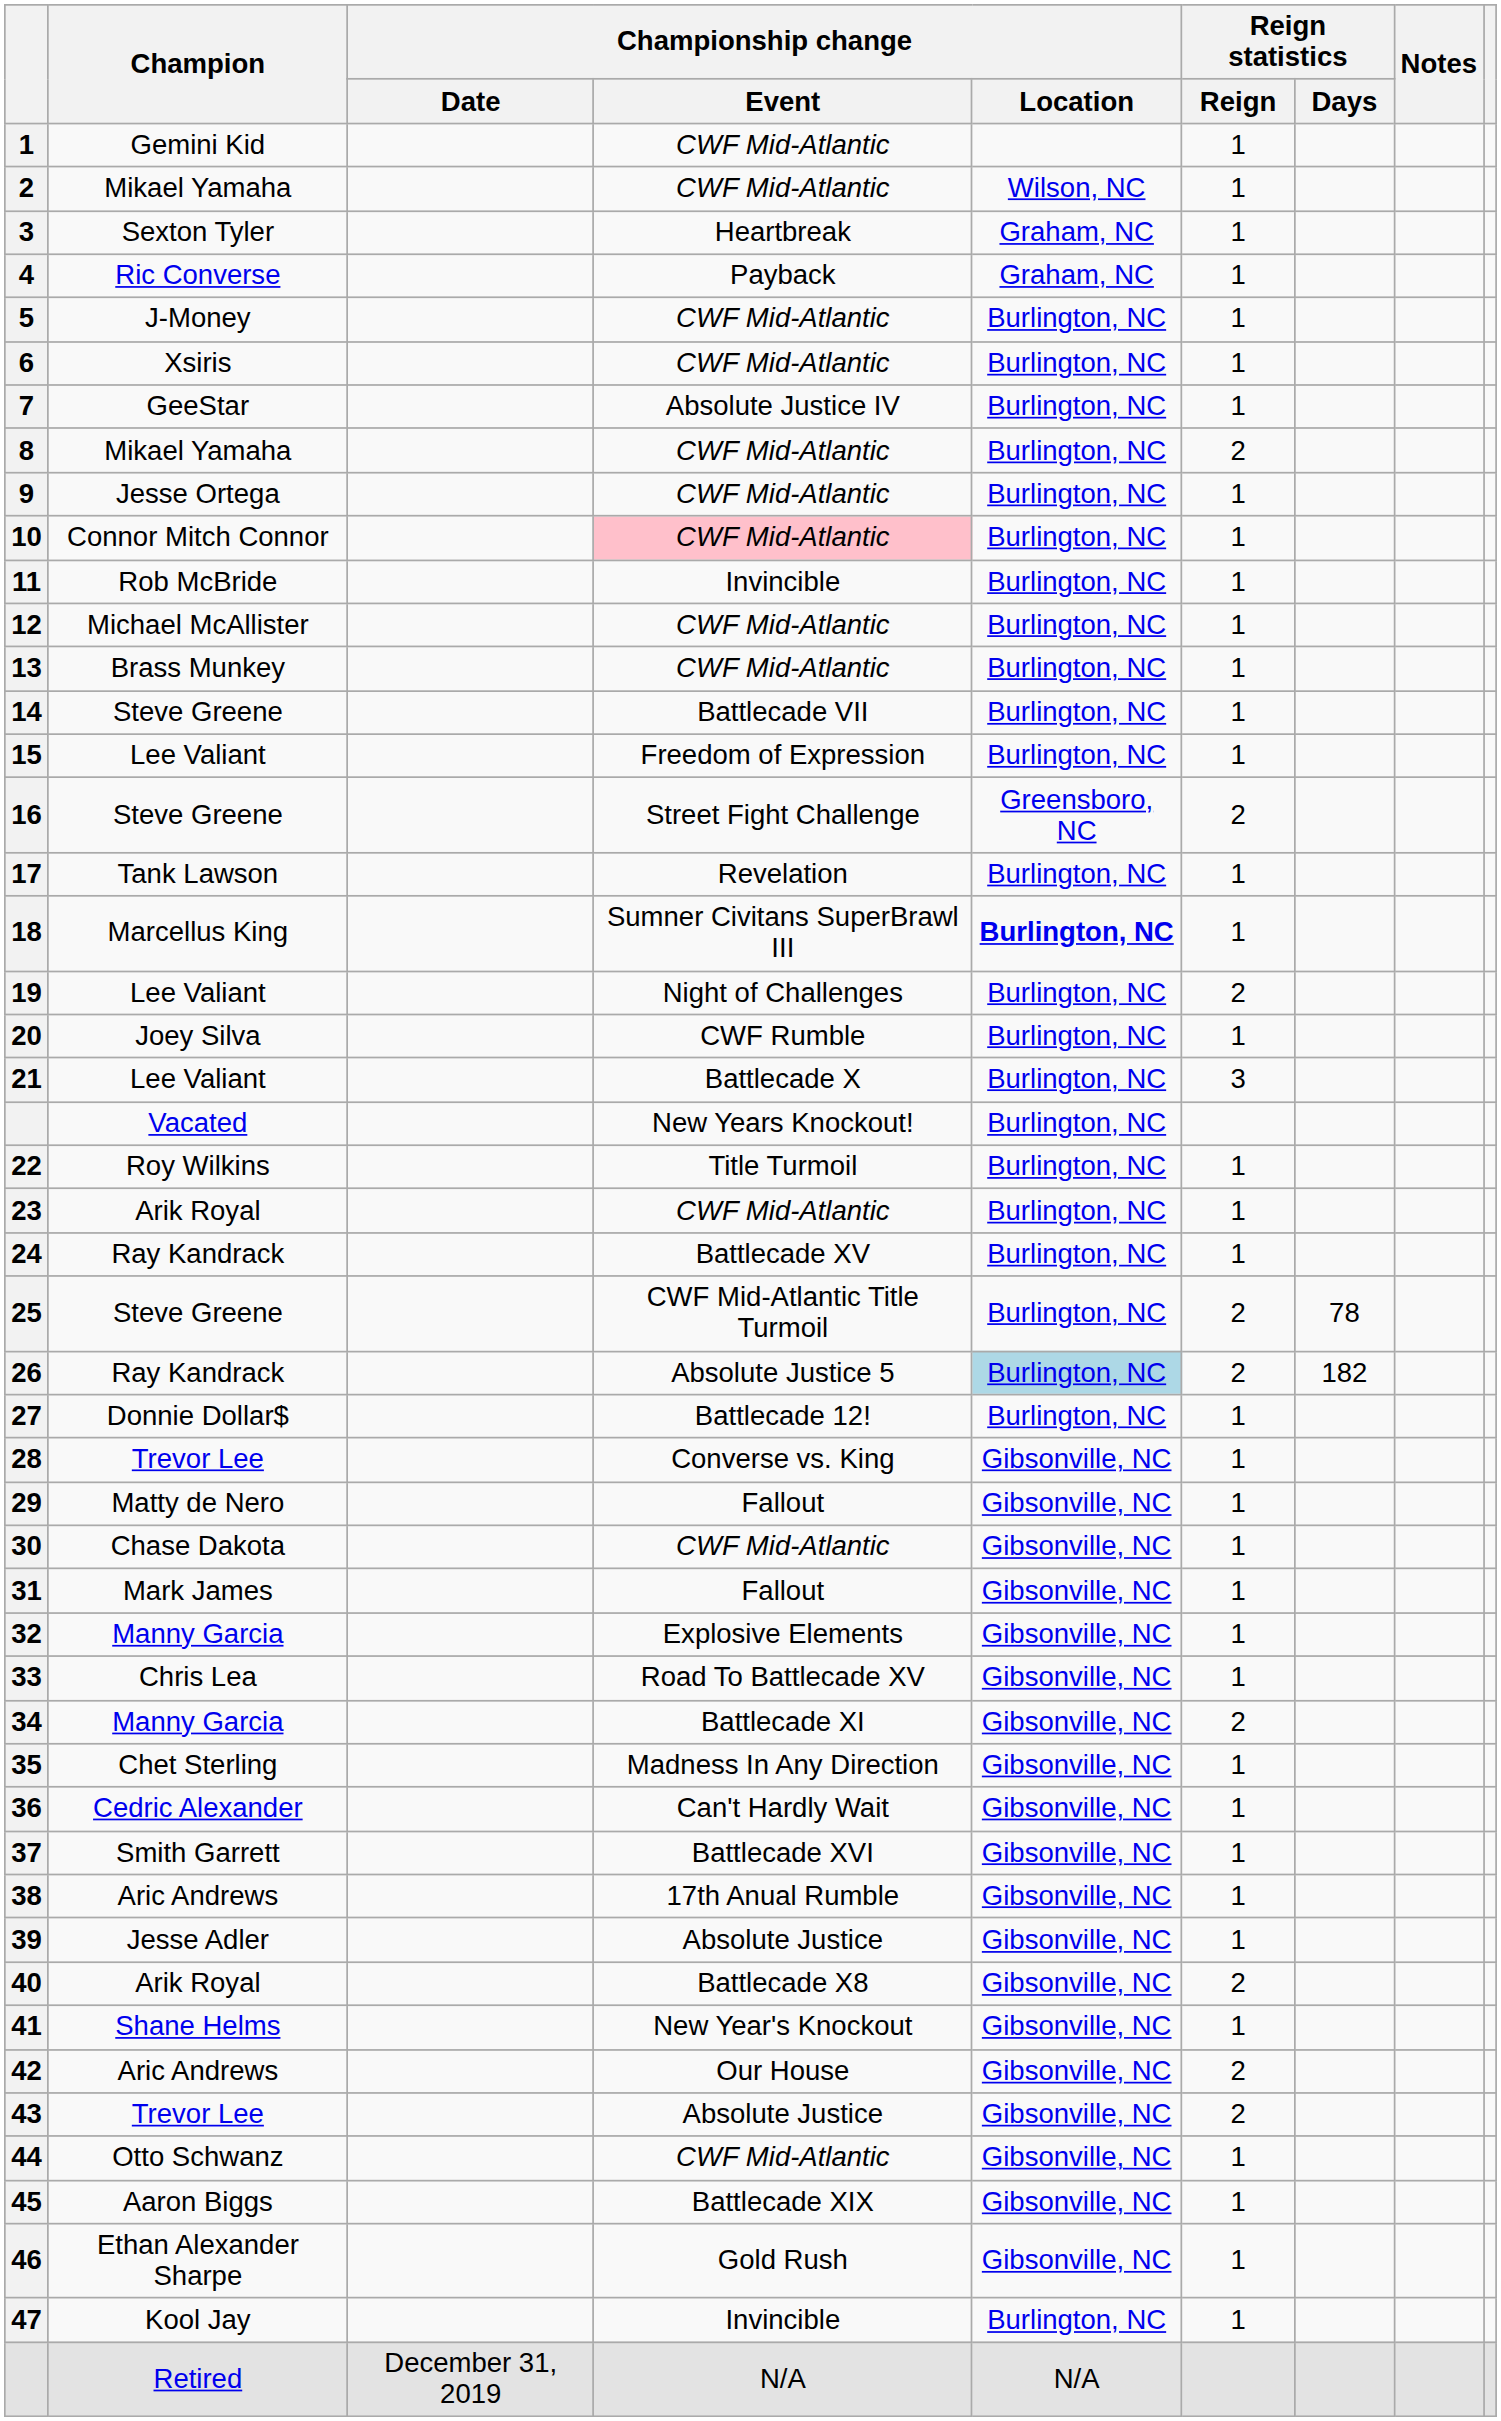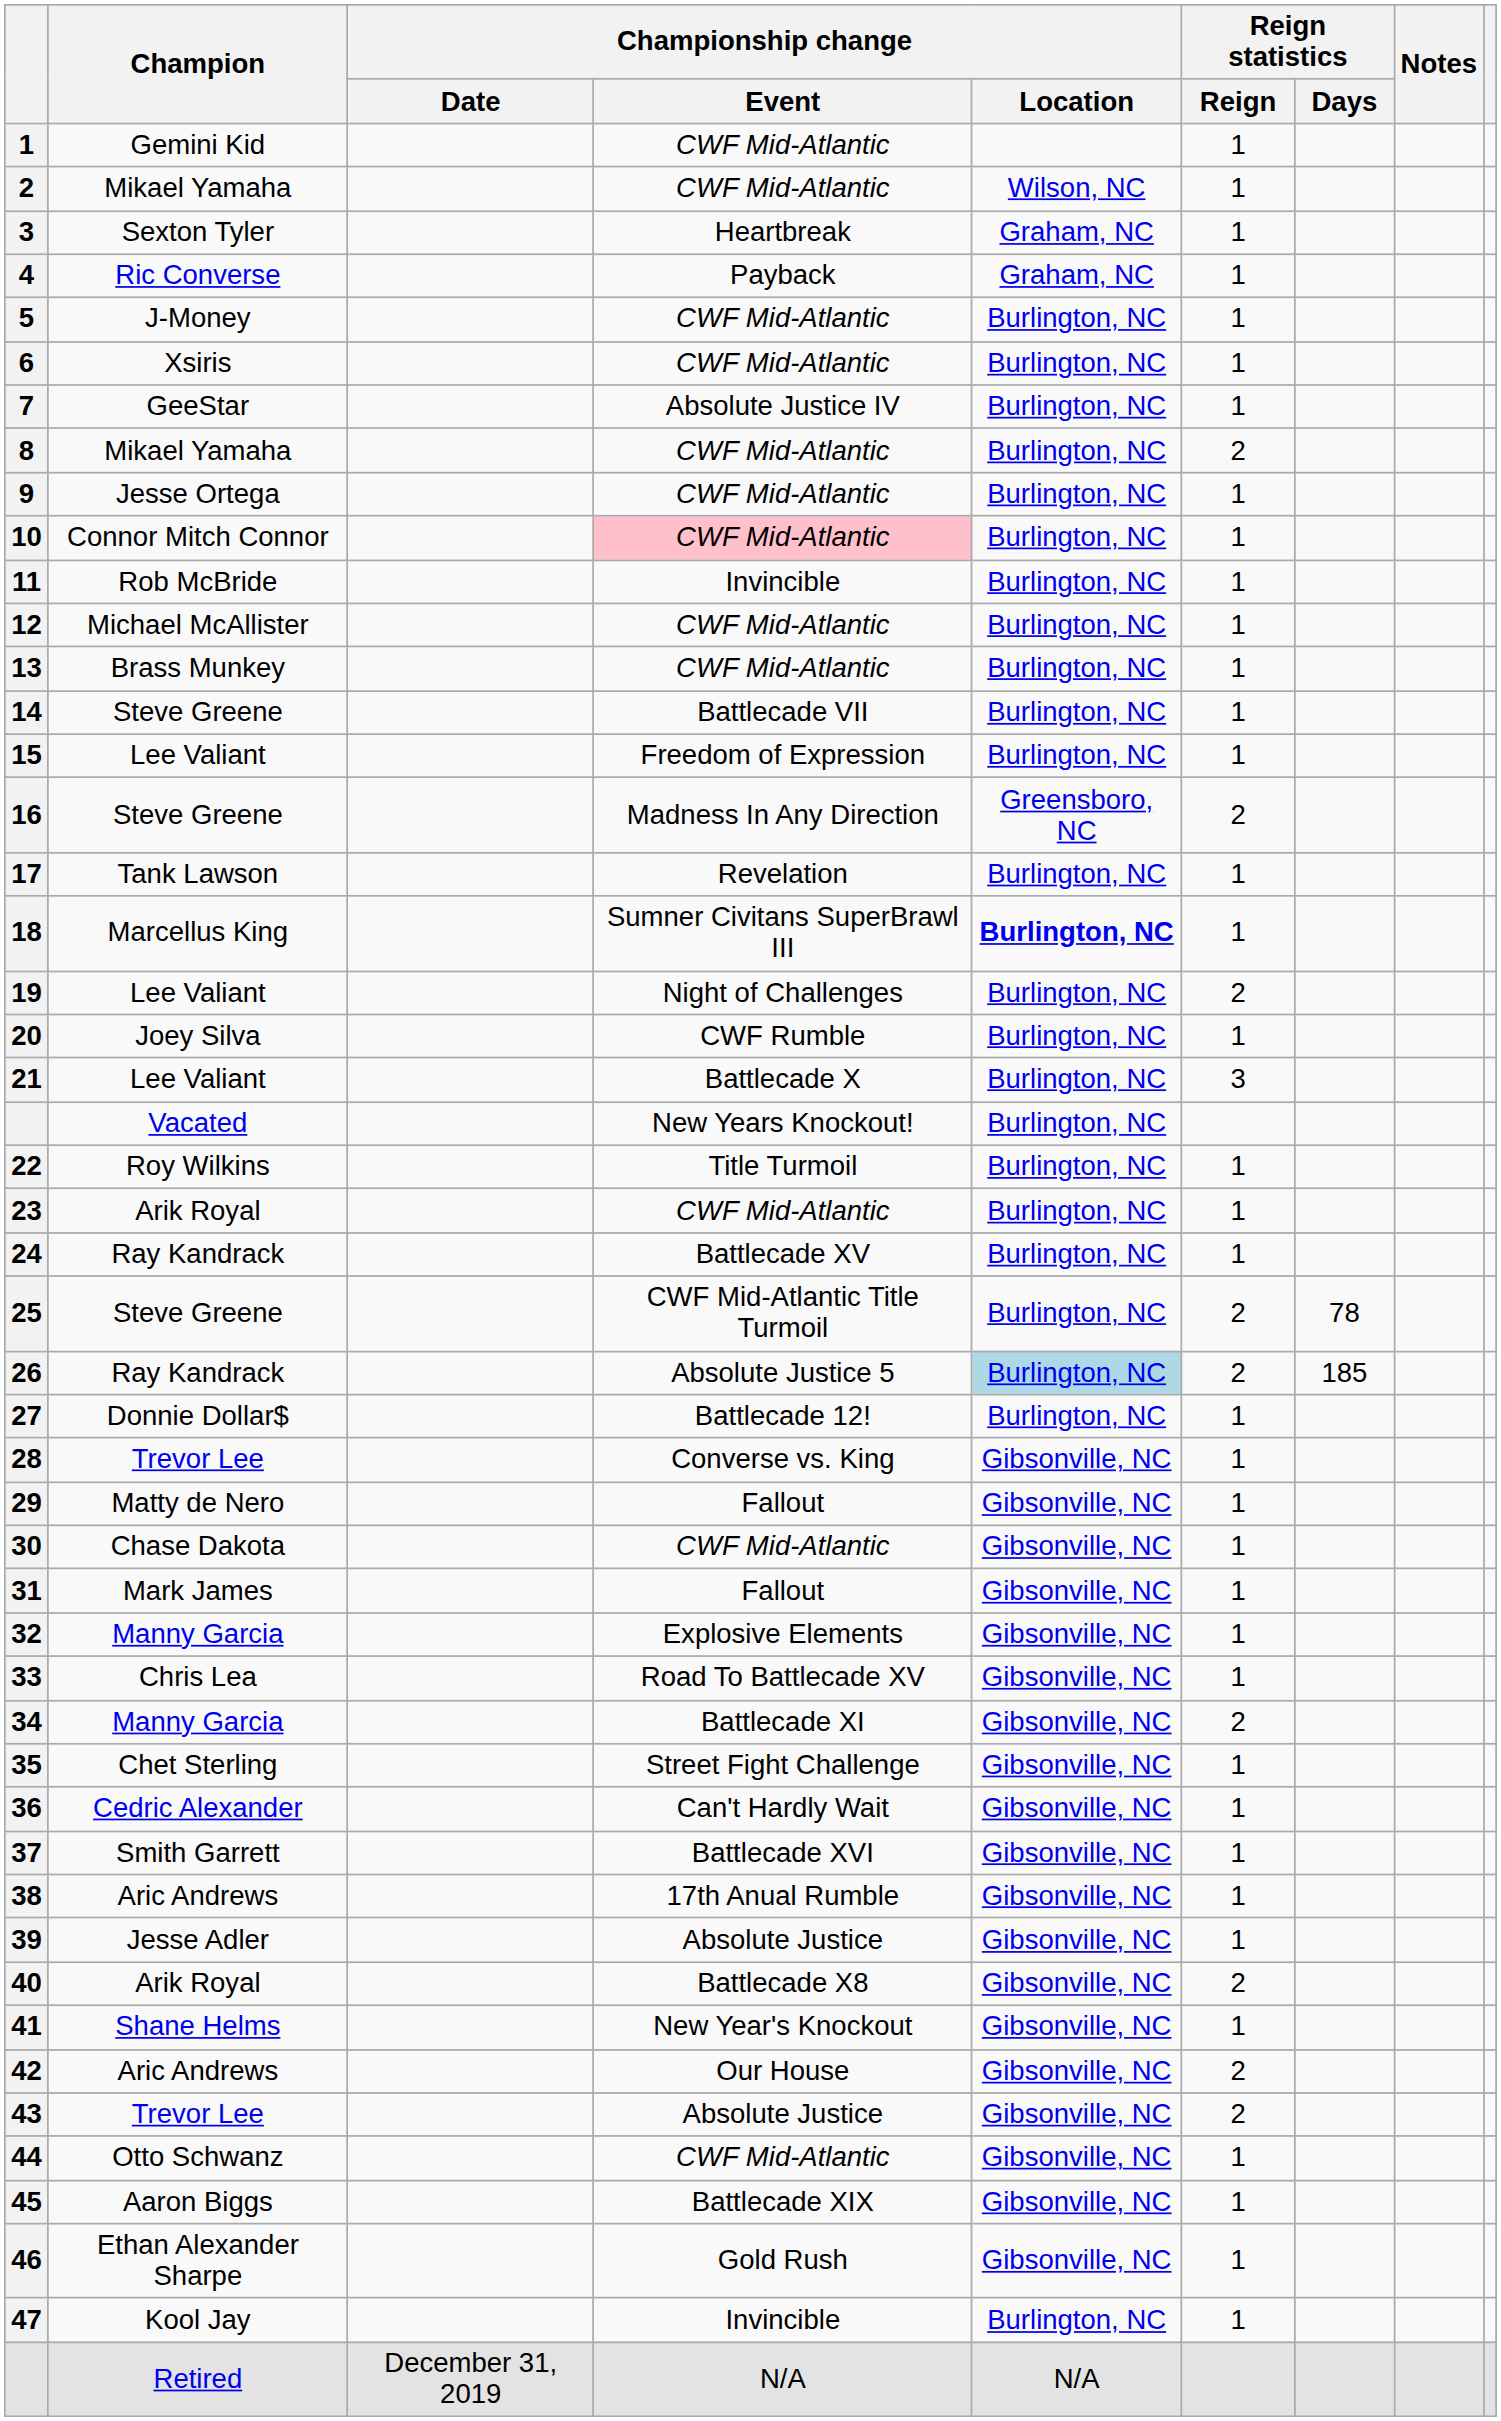(783, 814) Street Fight Challenge -> (783, 814) Madness In Any Direction
(1344, 1372) 182 -> (1344, 1372) 185
(783, 1765) Madness In Any Direction -> (783, 1765) Street Fight Challenge
